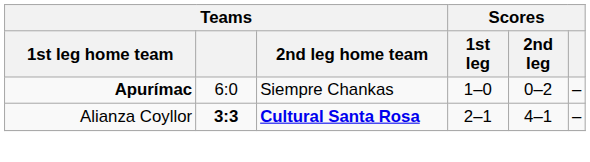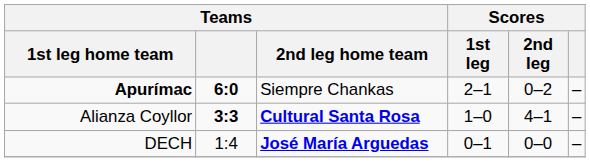(226, 90) normal -> (226, 90) bold
(478, 90) 1–0 -> (478, 90) 2–1
(478, 116) 2–1 -> (478, 116) 1–0
+ row: (168, 143)
